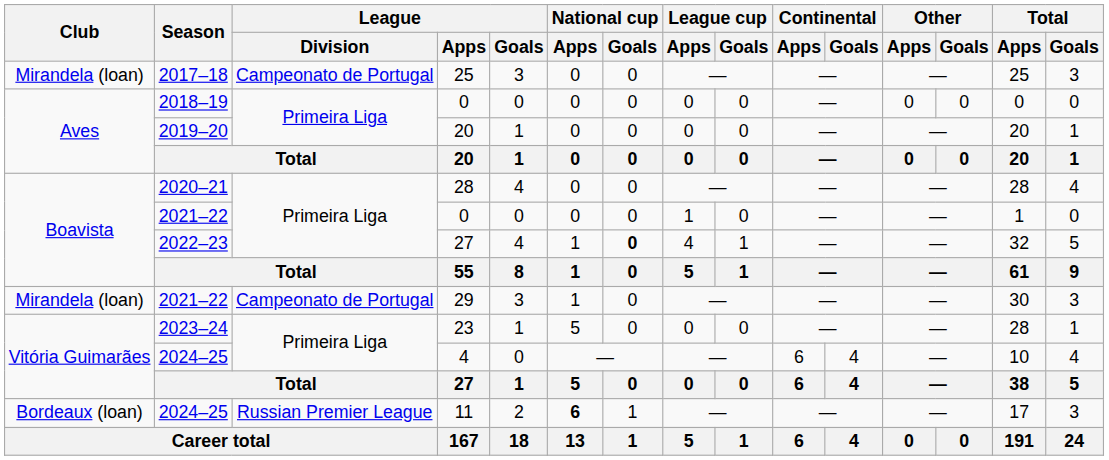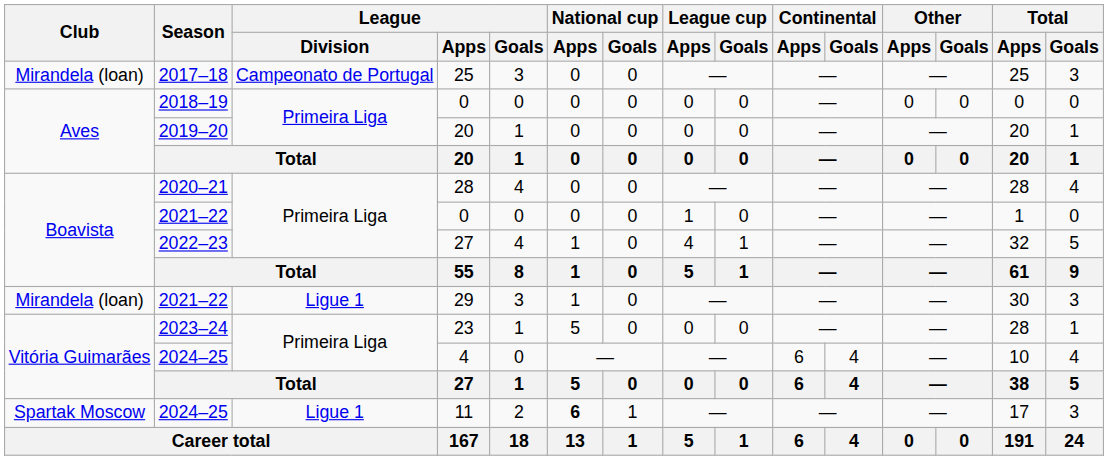(632, 243) bold -> (632, 243) normal
(335, 300) Campeonato de Portugal -> (335, 300) Ligue 1
(80, 412) Bordeaux (loan) -> (80, 412) Spartak Moscow
(335, 412) Russian Premier League -> (335, 412) Ligue 1
